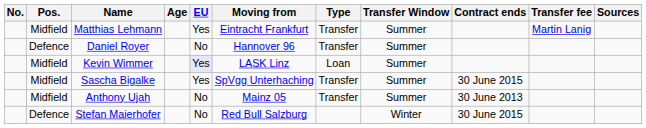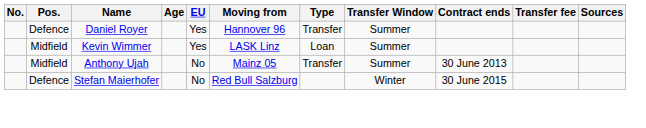- row: (118, 30)
(201, 47) No -> (198, 30) Yes
(201, 64) lavender background -> (198, 47) no background
- row: (118, 81)
